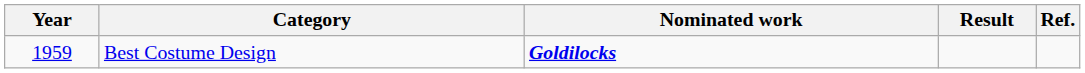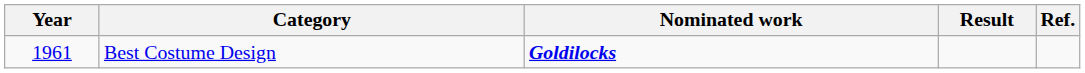(52, 51) 1959 -> (52, 51) 1961
